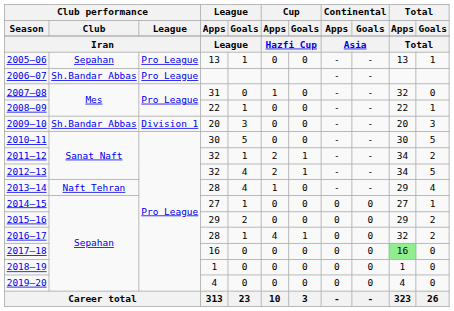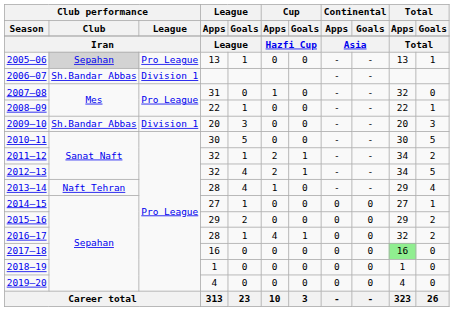(94, 60) no background -> (94, 60) lightgrey background
(170, 76) Pro League -> (170, 76) Division 1
